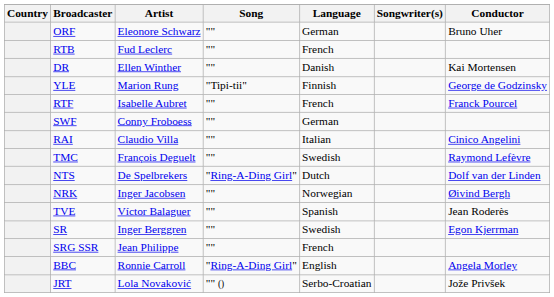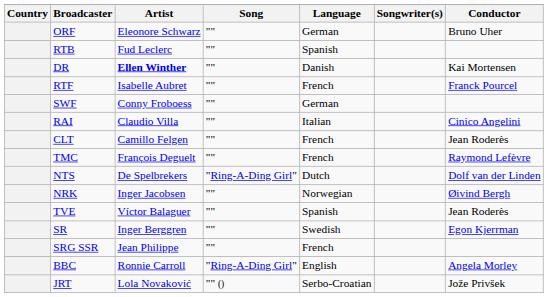(318, 49) French -> (320, 49) Spanish
(149, 67) normal -> (152, 67) bold
- row: (64, 85)
+ row: (63, 139)
(321, 157) Swedish -> (318, 157) French
